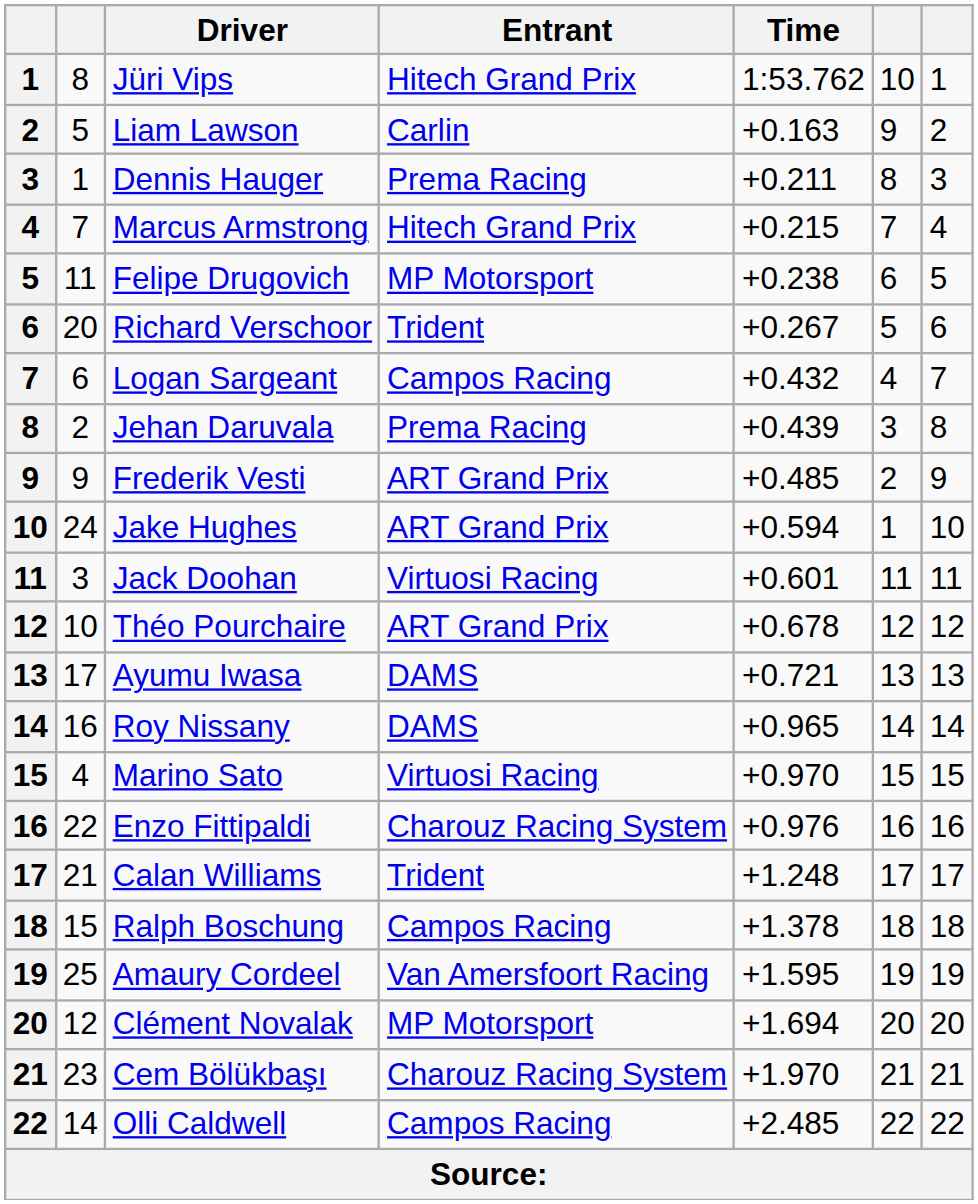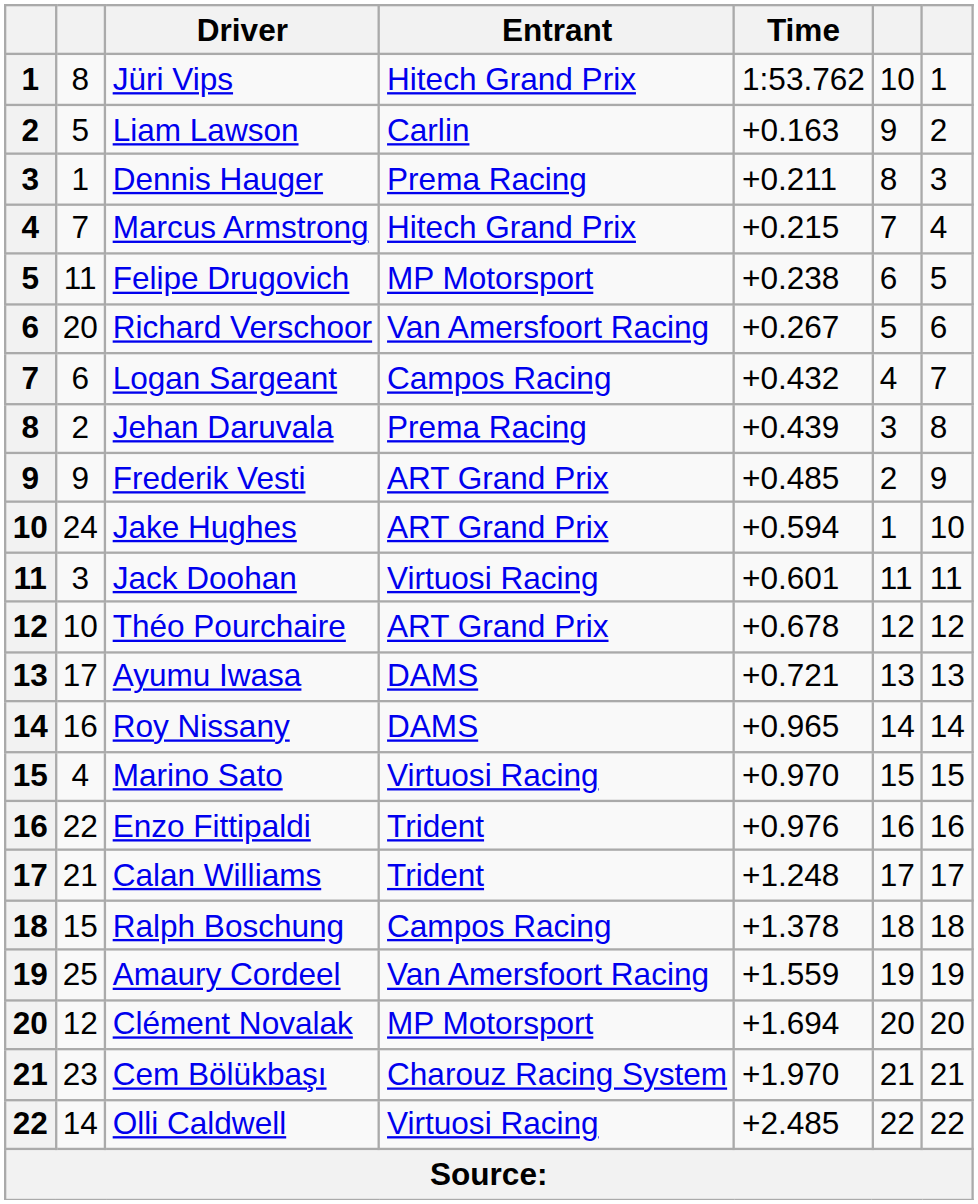(436, 328) Trident -> (548, 328) Van Amersfoort Racing
(557, 825) Charouz Racing System -> (436, 825) Trident
(791, 975) +1.595 -> (791, 975) +1.559
(499, 1124) Campos Racing -> (493, 1124) Virtuosi Racing
